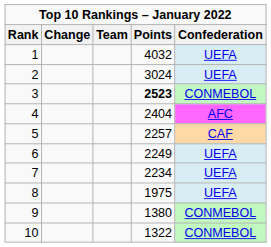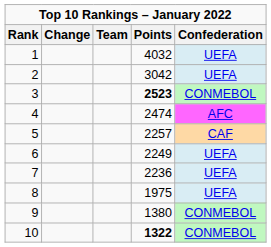(158, 74) 3024 -> (158, 74) 3042
(158, 114) 2404 -> (158, 114) 2474
(158, 173) 2234 -> (158, 173) 2236
(158, 233) normal -> (158, 233) bold
